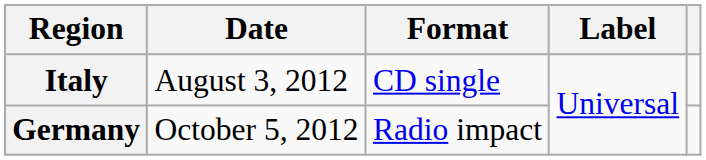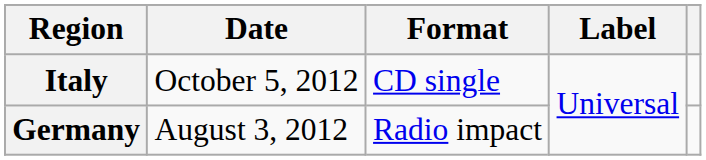(251, 79) August 3, 2012 -> (257, 79) October 5, 2012
(257, 129) October 5, 2012 -> (251, 129) August 3, 2012
